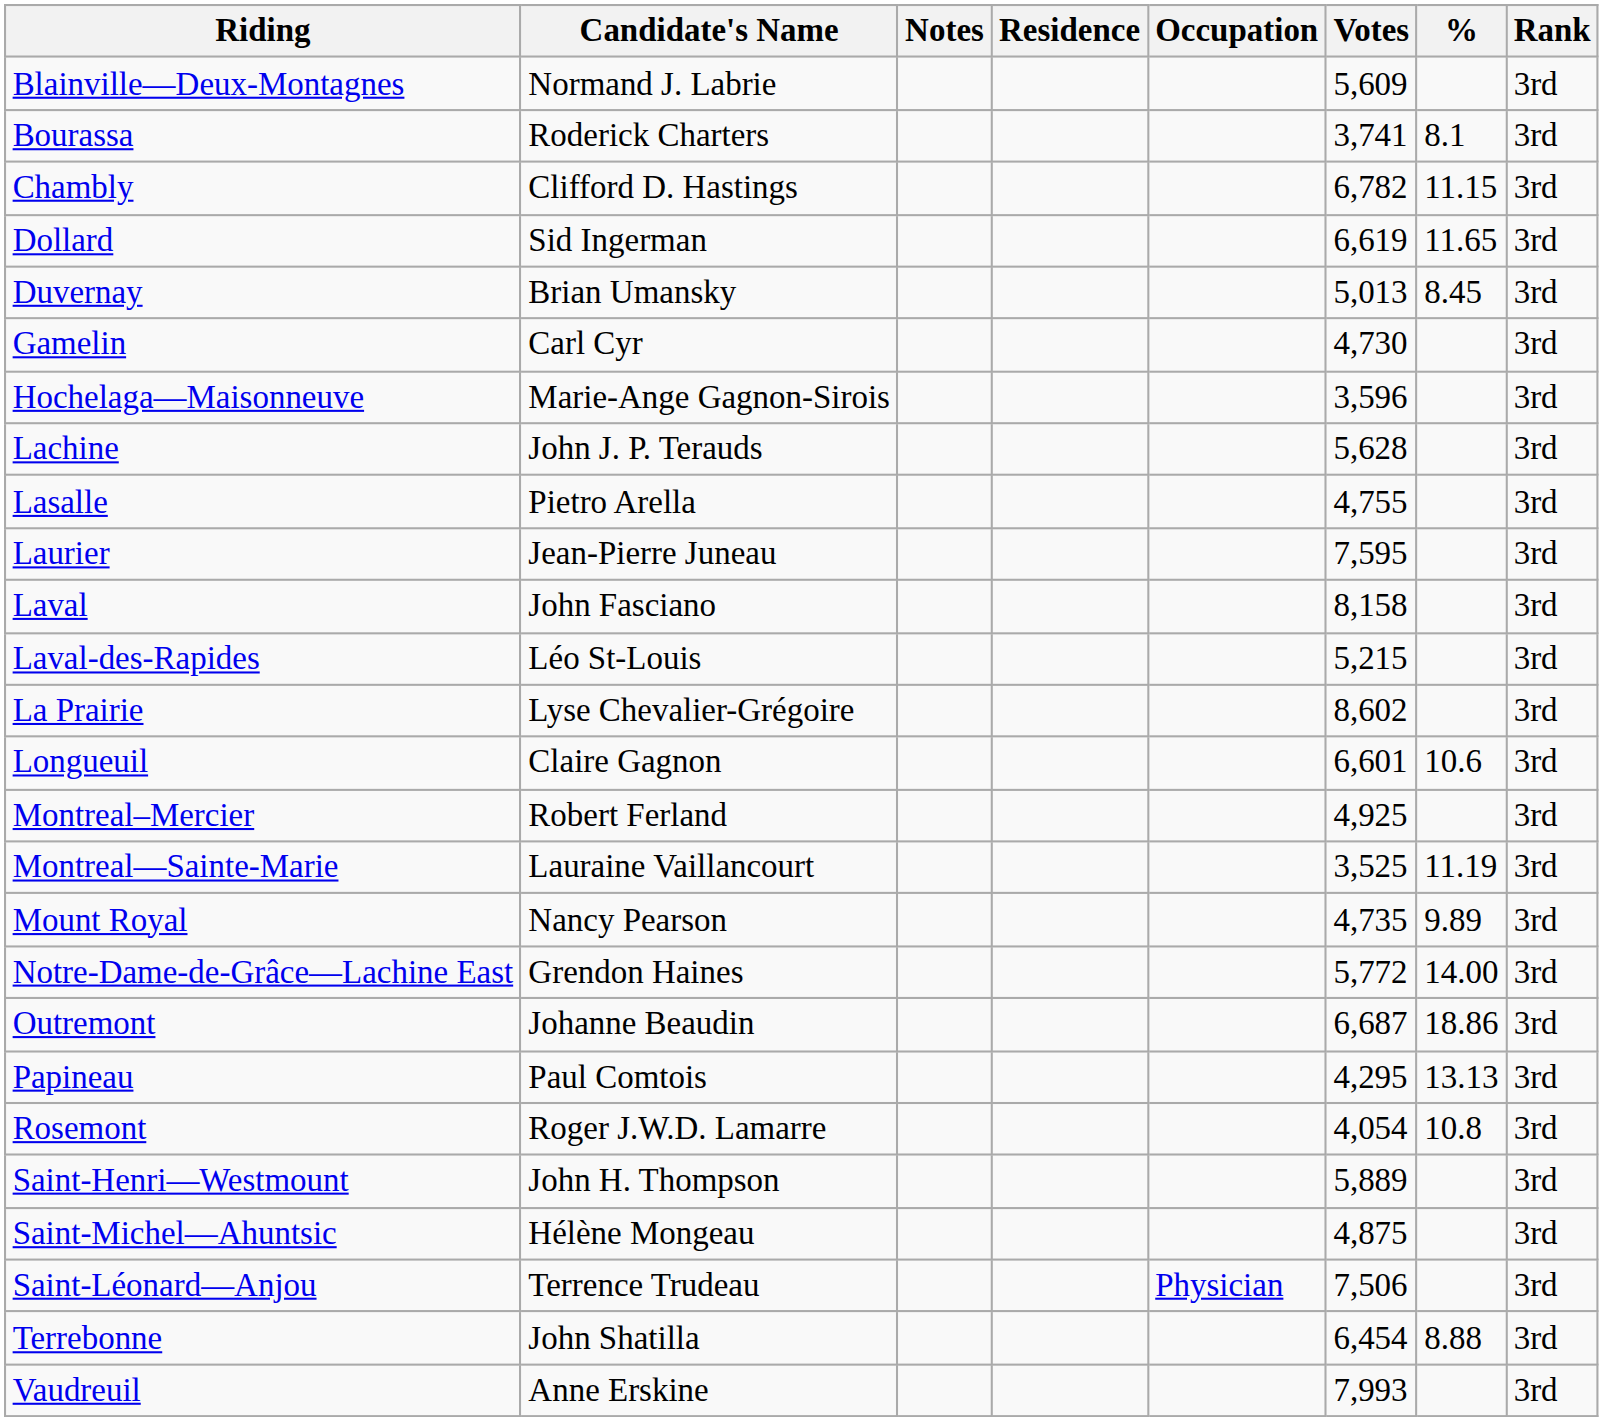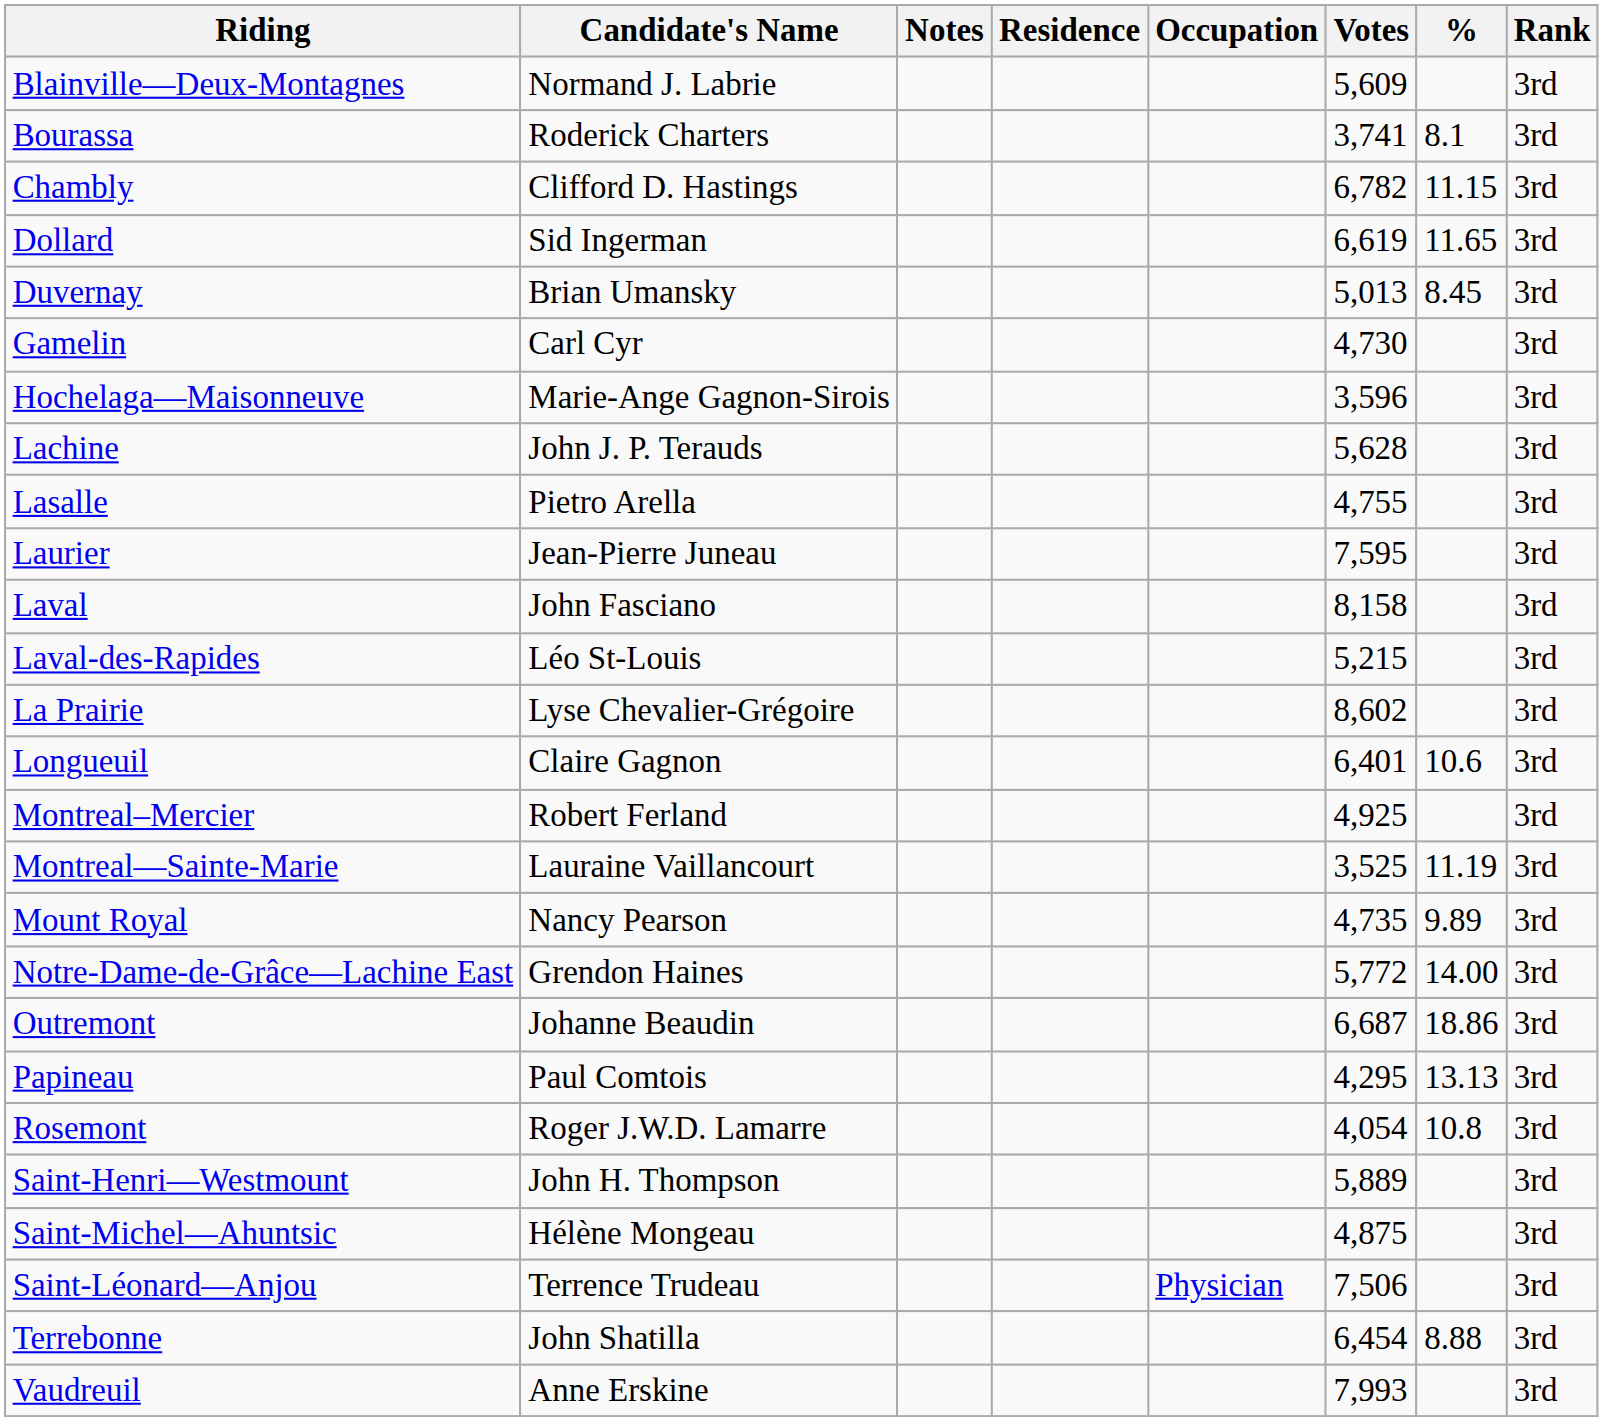(1370, 762) 6,601 -> (1370, 762) 6,401
